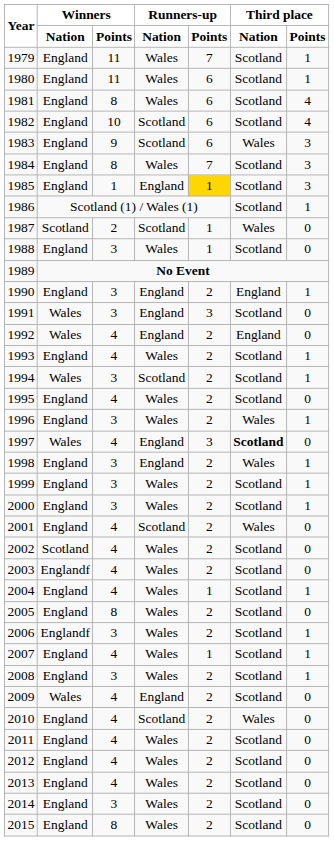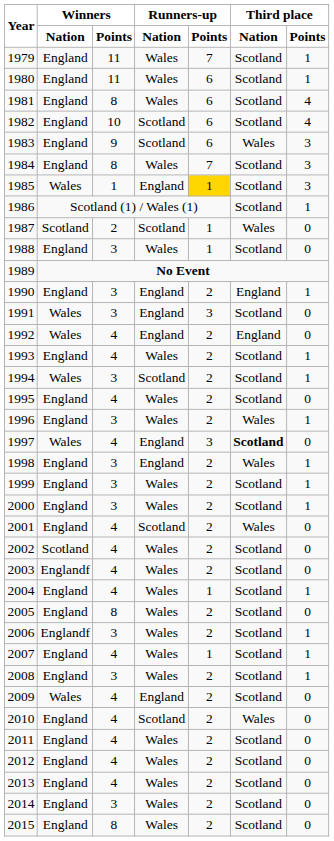(65, 185) England -> (65, 185) Wales
